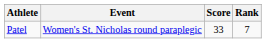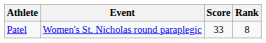(247, 29) 7 -> (247, 29) 8
